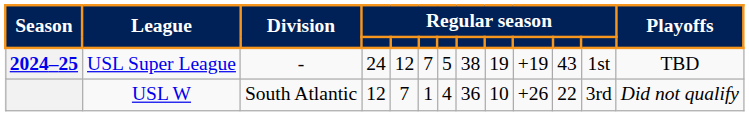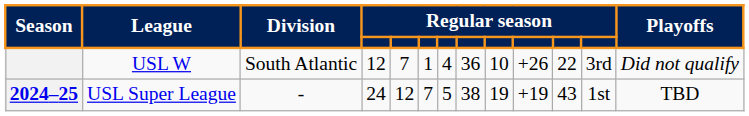rows swapped: (161, 94) <-> (161, 63)
